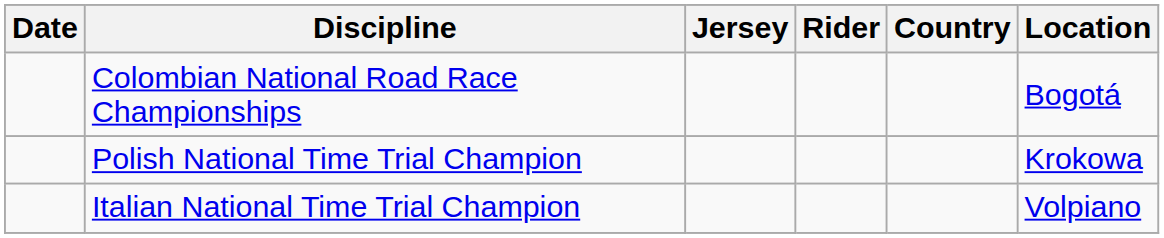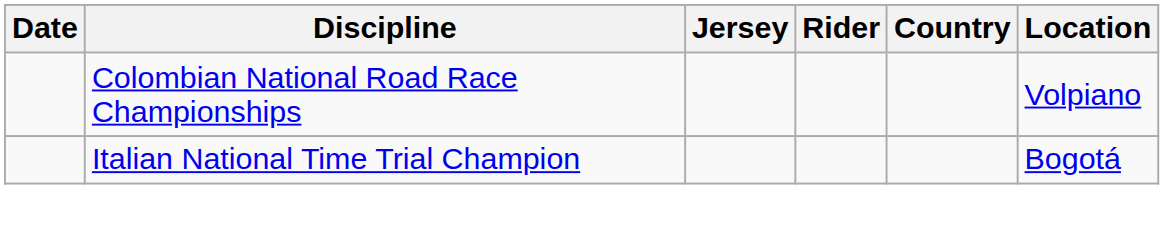(1073, 93) Bogotá -> (1083, 93) Volpiano
- row: (337, 159)
(1083, 207) Volpiano -> (1073, 159) Bogotá
